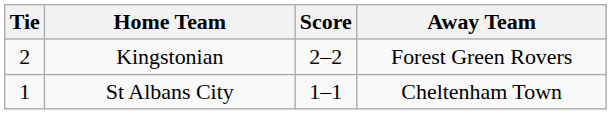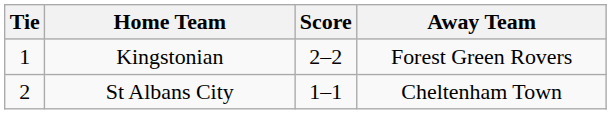(25, 56) 2 -> (25, 56) 1
(25, 91) 1 -> (25, 91) 2
